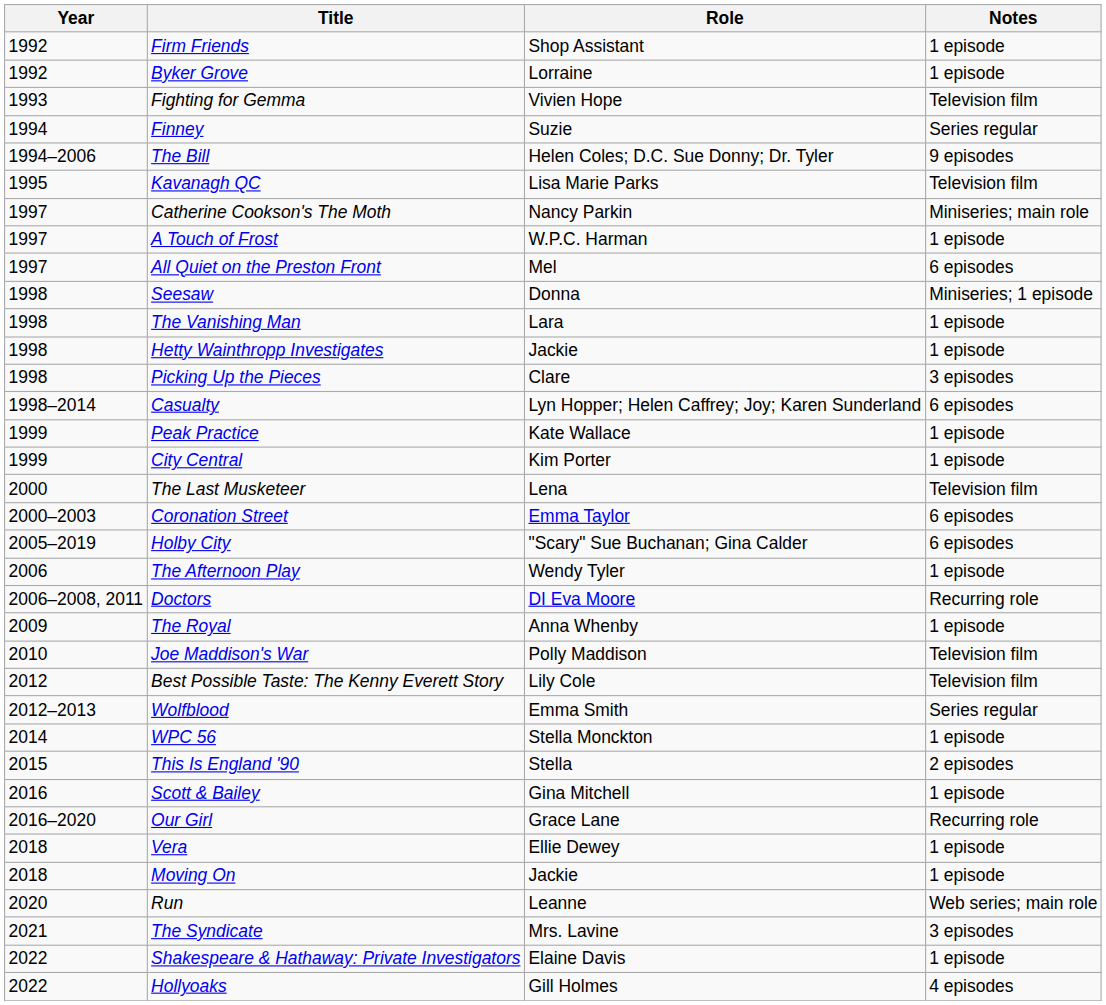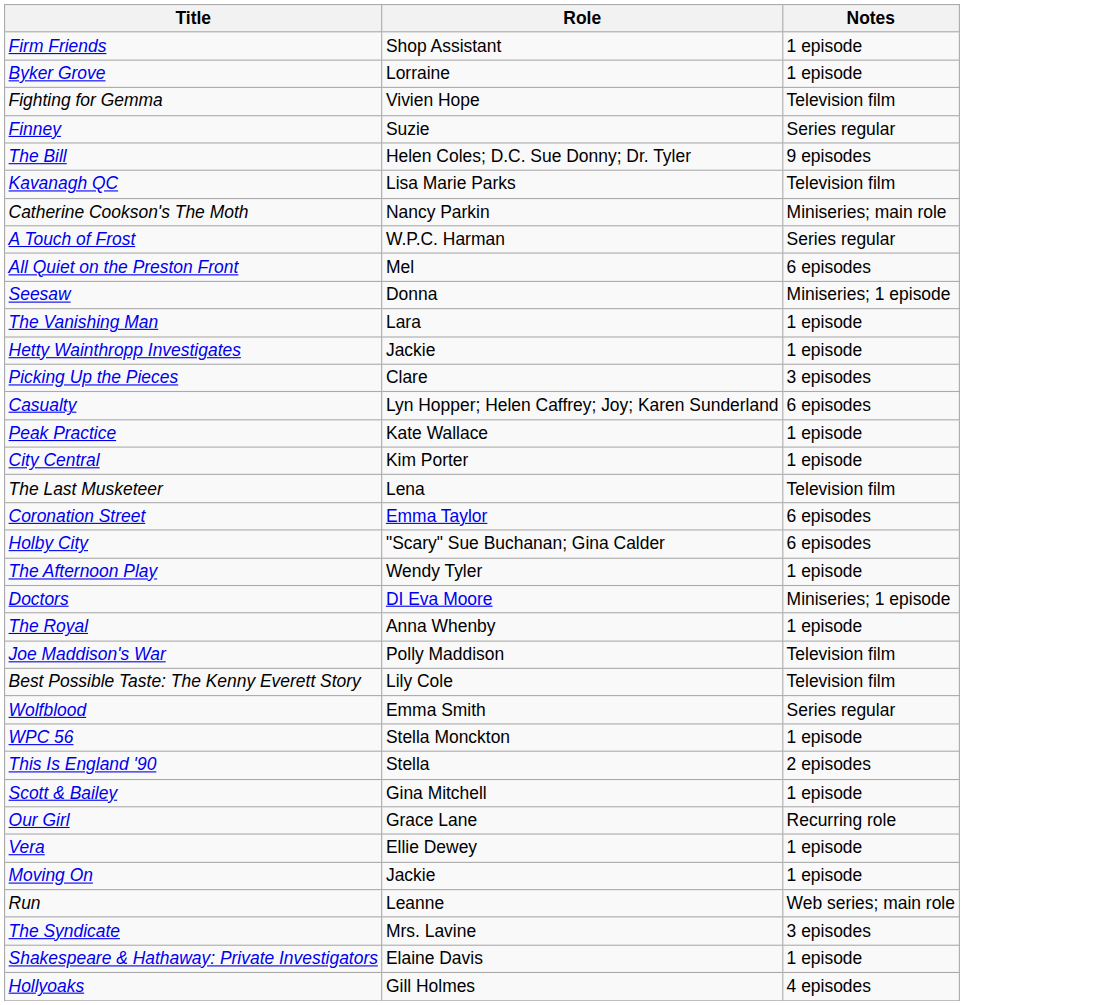- column: (76, 18)
(967, 239) 1 episode -> (841, 239) Series regular
(984, 599) Recurring role -> (869, 599) Miniseries; 1 episode
